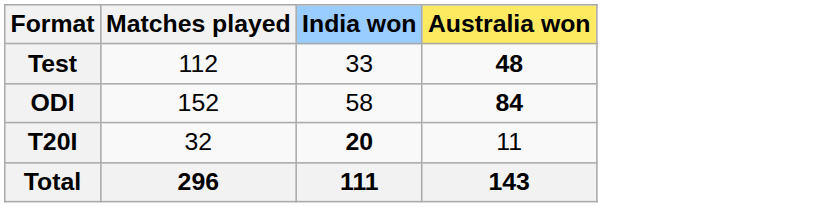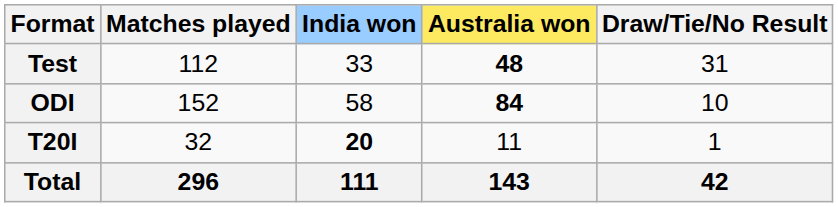+ column: (715, 24)
